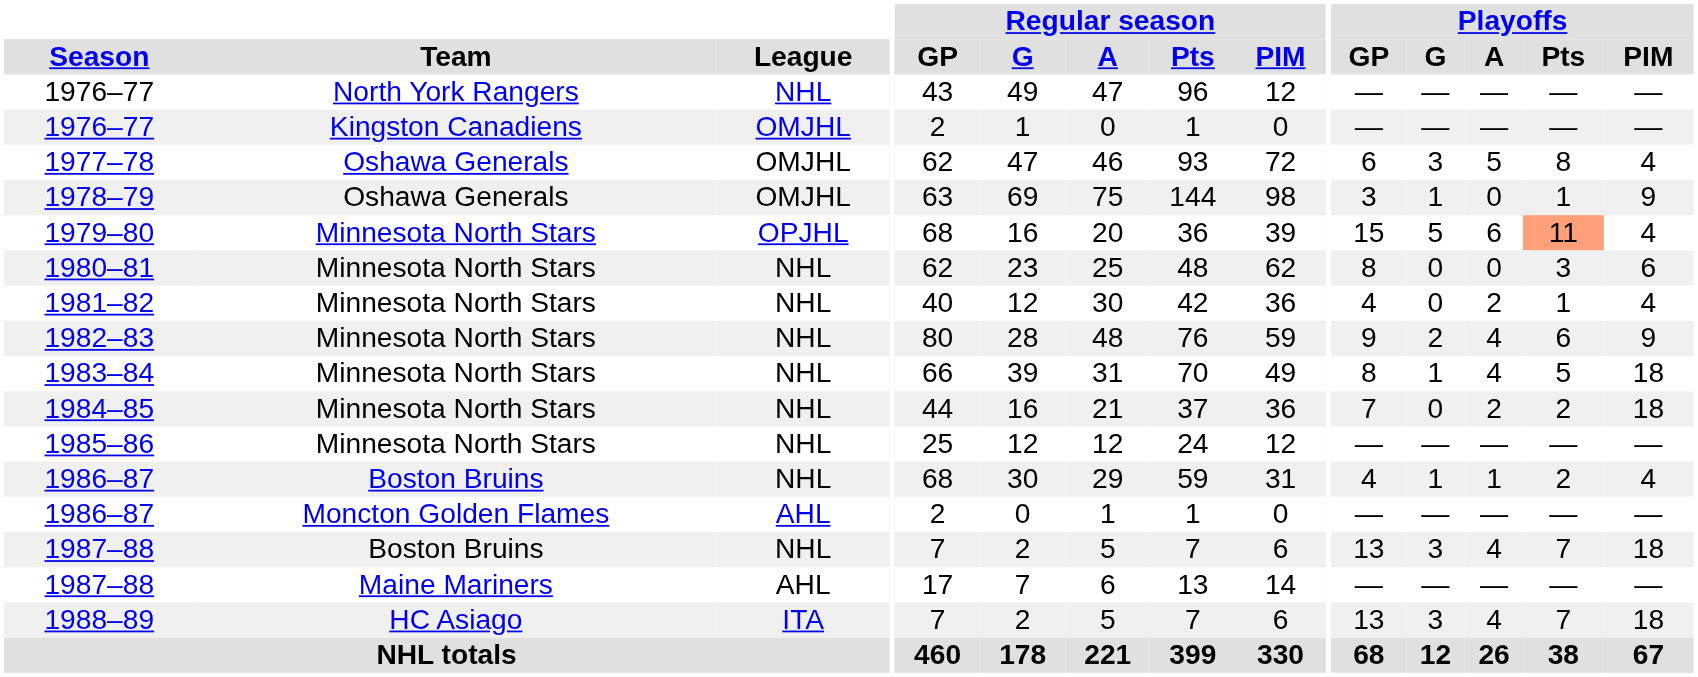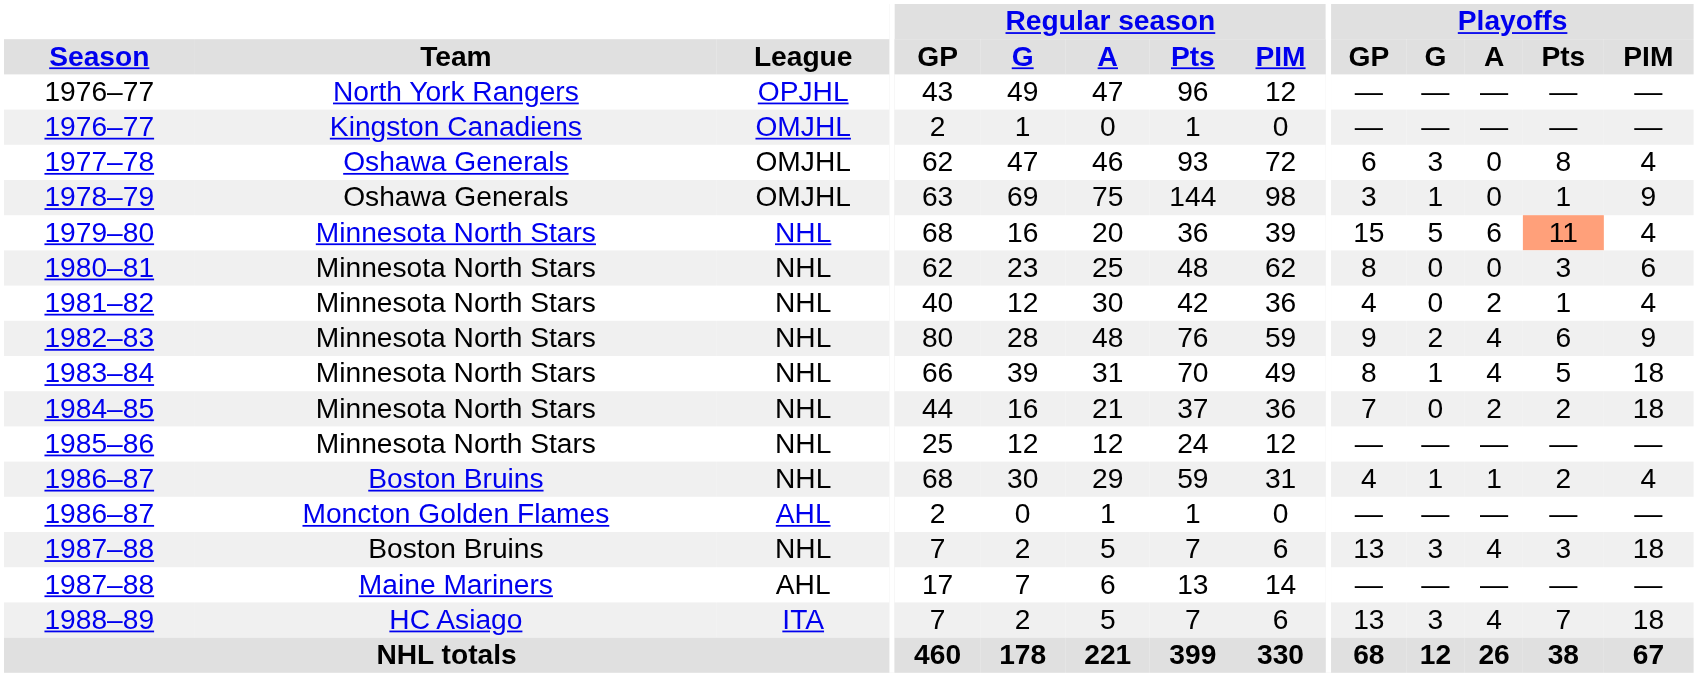(803, 91) NHL -> (803, 91) OPJHL
(1494, 162) 5 -> (1494, 162) 0
(803, 232) OPJHL -> (803, 232) NHL
(1563, 549) 7 -> (1563, 549) 3
